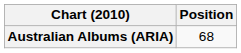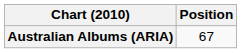(206, 36) 68 -> (206, 36) 67
